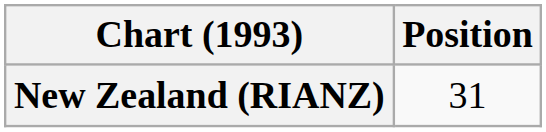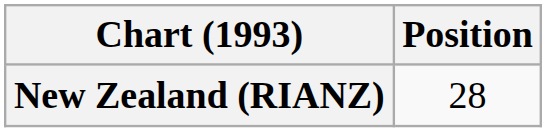(468, 94) 31 -> (468, 94) 28
